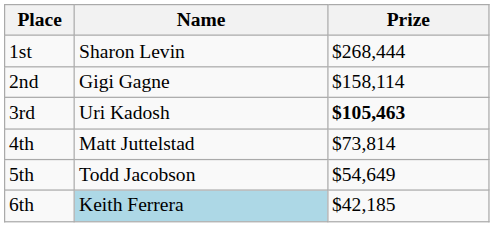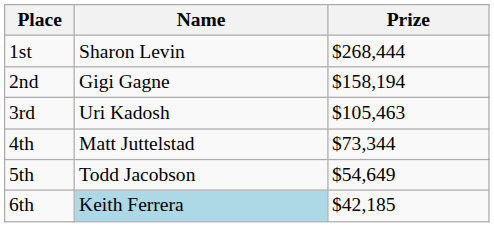(368, 81) $158,114 -> (369, 81) $158,194
(369, 112) bold -> (369, 112) normal
(364, 143) $73,814 -> (364, 143) $73,344
